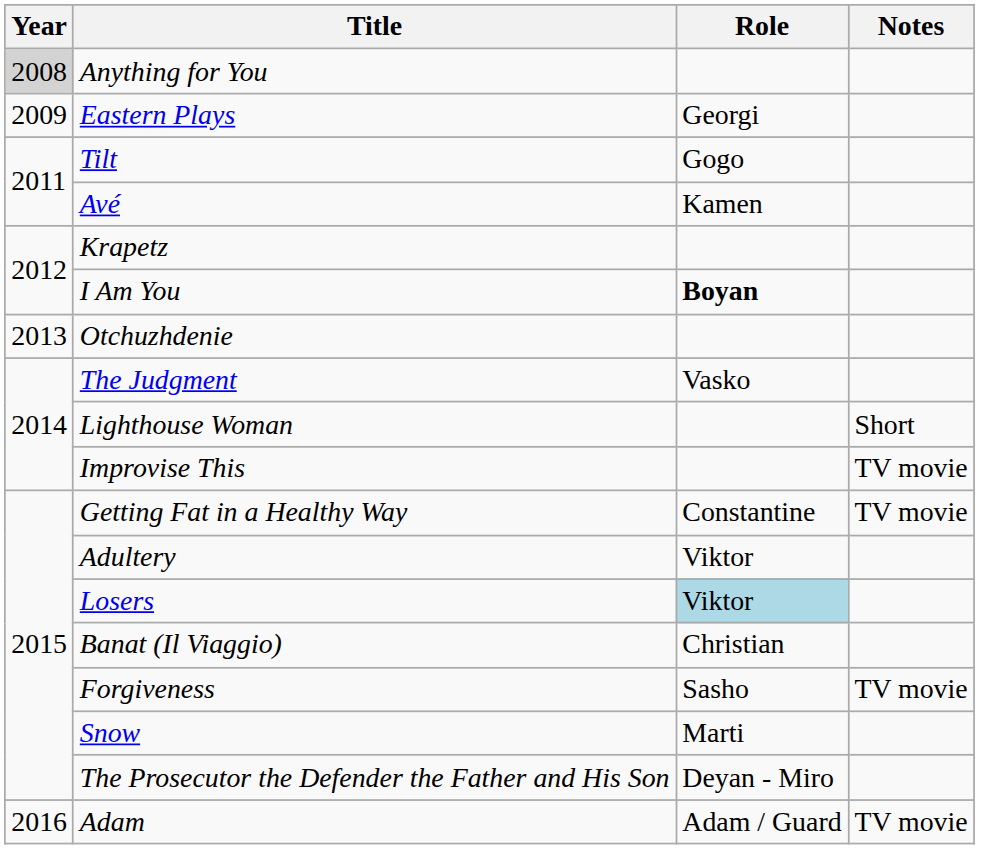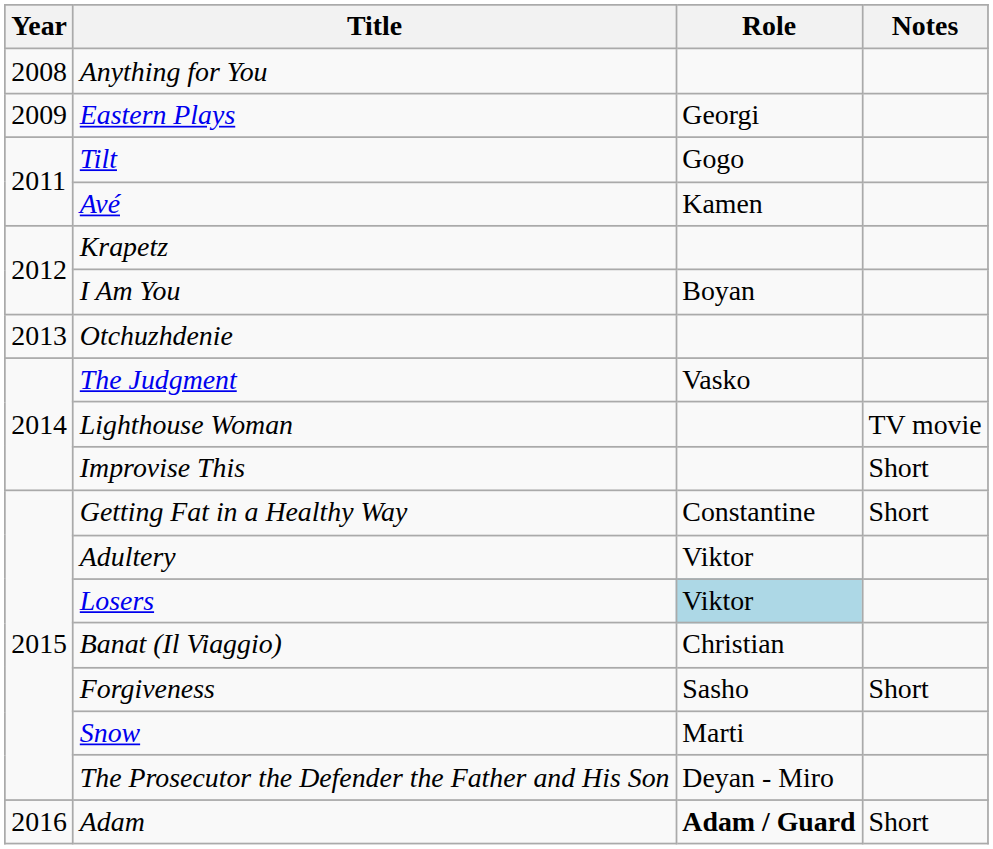(39, 70) lightgrey background -> (39, 70) no background
(720, 291) bold -> (719, 291) normal
(885, 423) Short -> (925, 423) TV movie
(911, 468) TV movie -> (899, 468) Short
(911, 512) TV movie -> (899, 512) Short
(911, 688) TV movie -> (899, 688) Short
(762, 821) normal -> (769, 821) bold
(911, 821) TV movie -> (899, 821) Short
